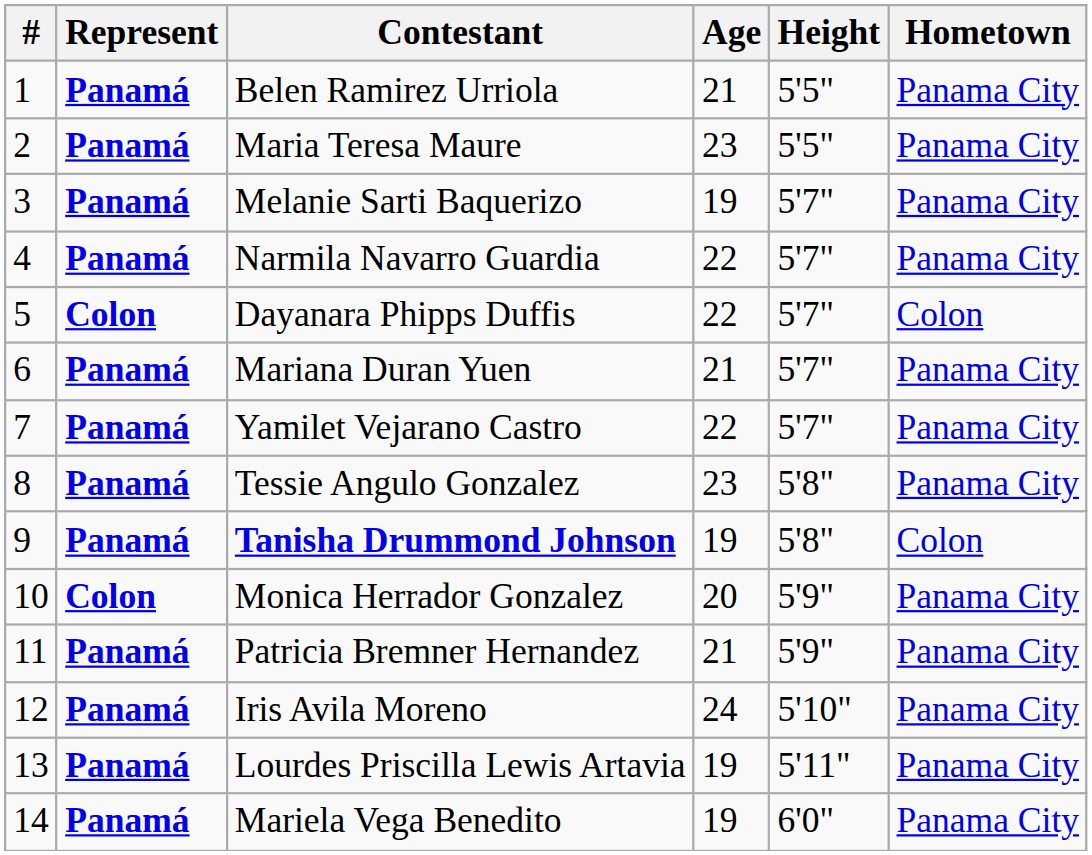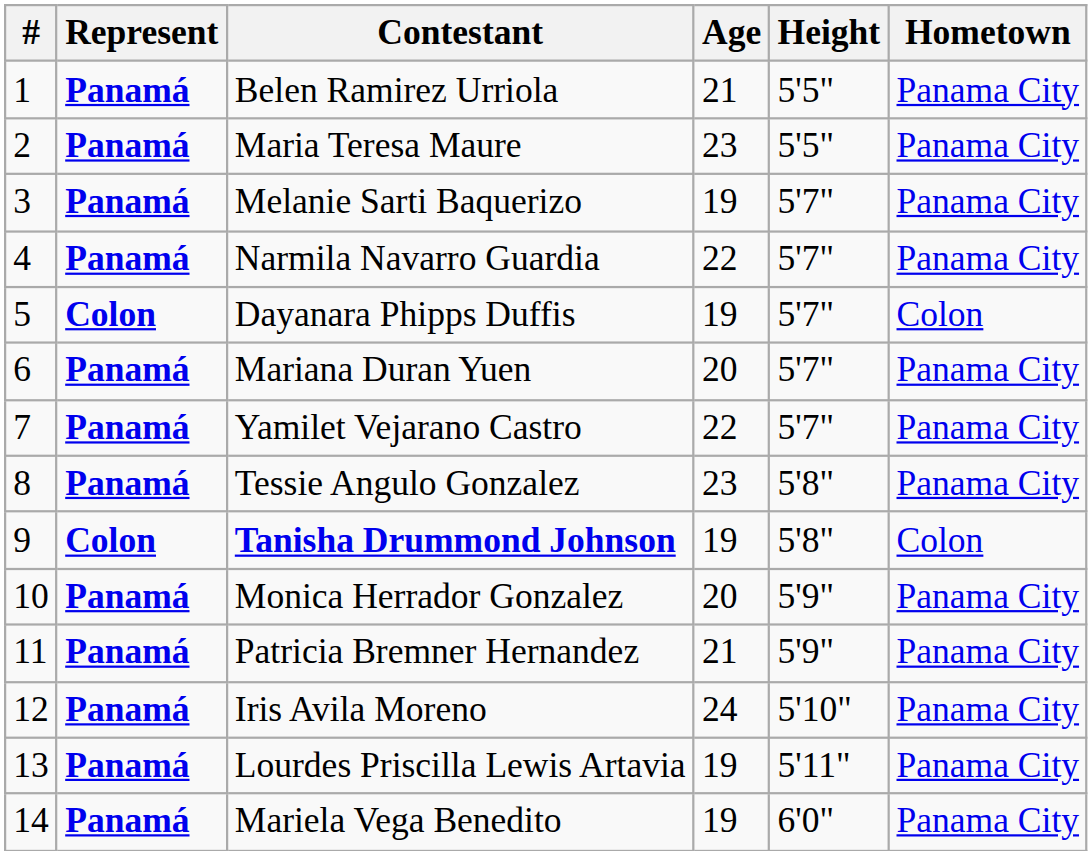(720, 314) 22 -> (720, 314) 19
(720, 370) 21 -> (720, 370) 20
(127, 539) Panamá -> (111, 539) Colon
(111, 595) Colon -> (127, 595) Panamá
